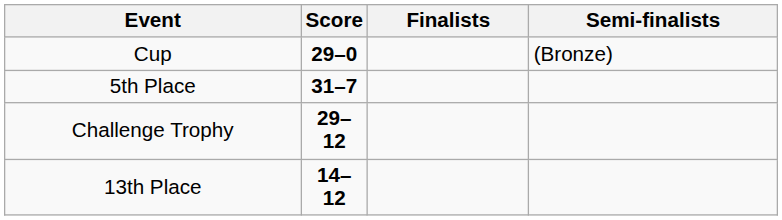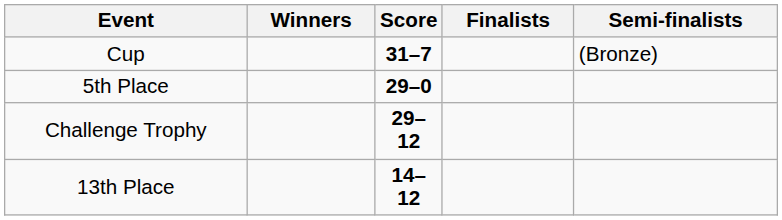+ column: (311, 20)
(334, 53) 29–0 -> (409, 53) 31–7
(334, 86) 31–7 -> (409, 86) 29–0
